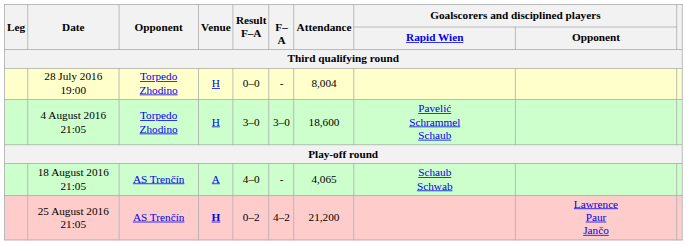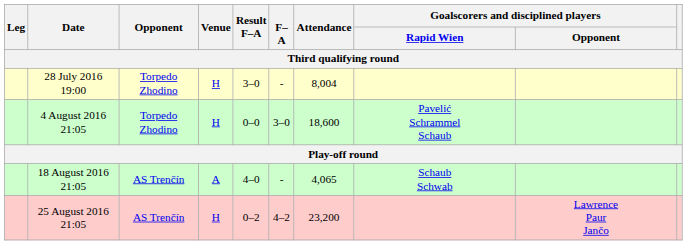(251, 84) 0–0 -> (251, 84) 3–0
(251, 122) 3–0 -> (251, 122) 0–0
(216, 218) bold -> (216, 218) normal
(324, 218) 21,200 -> (324, 218) 23,200
